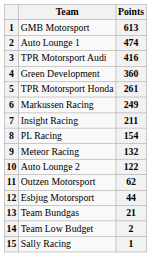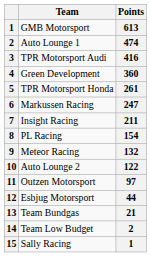(131, 105) 249 -> (131, 105) 247
(131, 182) 62 -> (131, 182) 97
